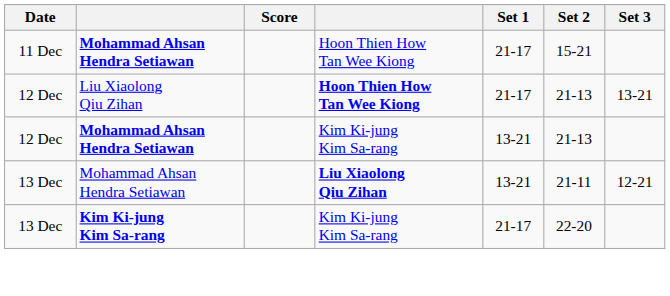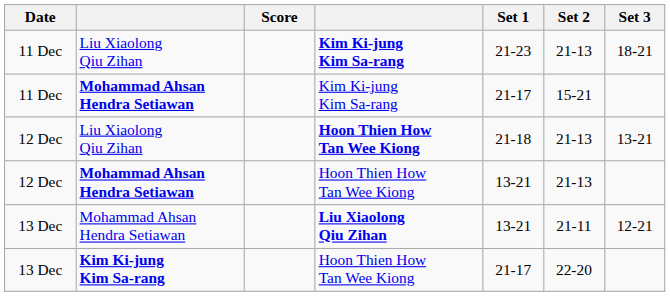+ row: (40, 52)
(372, 52) Hoon Thien How Tan Wee Kiong -> (358, 95) Kim Ki-jung Kim Sa-rang
(513, 95) 21-17 -> (513, 139) 21-18
(358, 139) Kim Ki-jung Kim Sa-rang -> (372, 182) Hoon Thien How Tan Wee Kiong
(358, 226) Kim Ki-jung Kim Sa-rang -> (372, 270) Hoon Thien How Tan Wee Kiong
